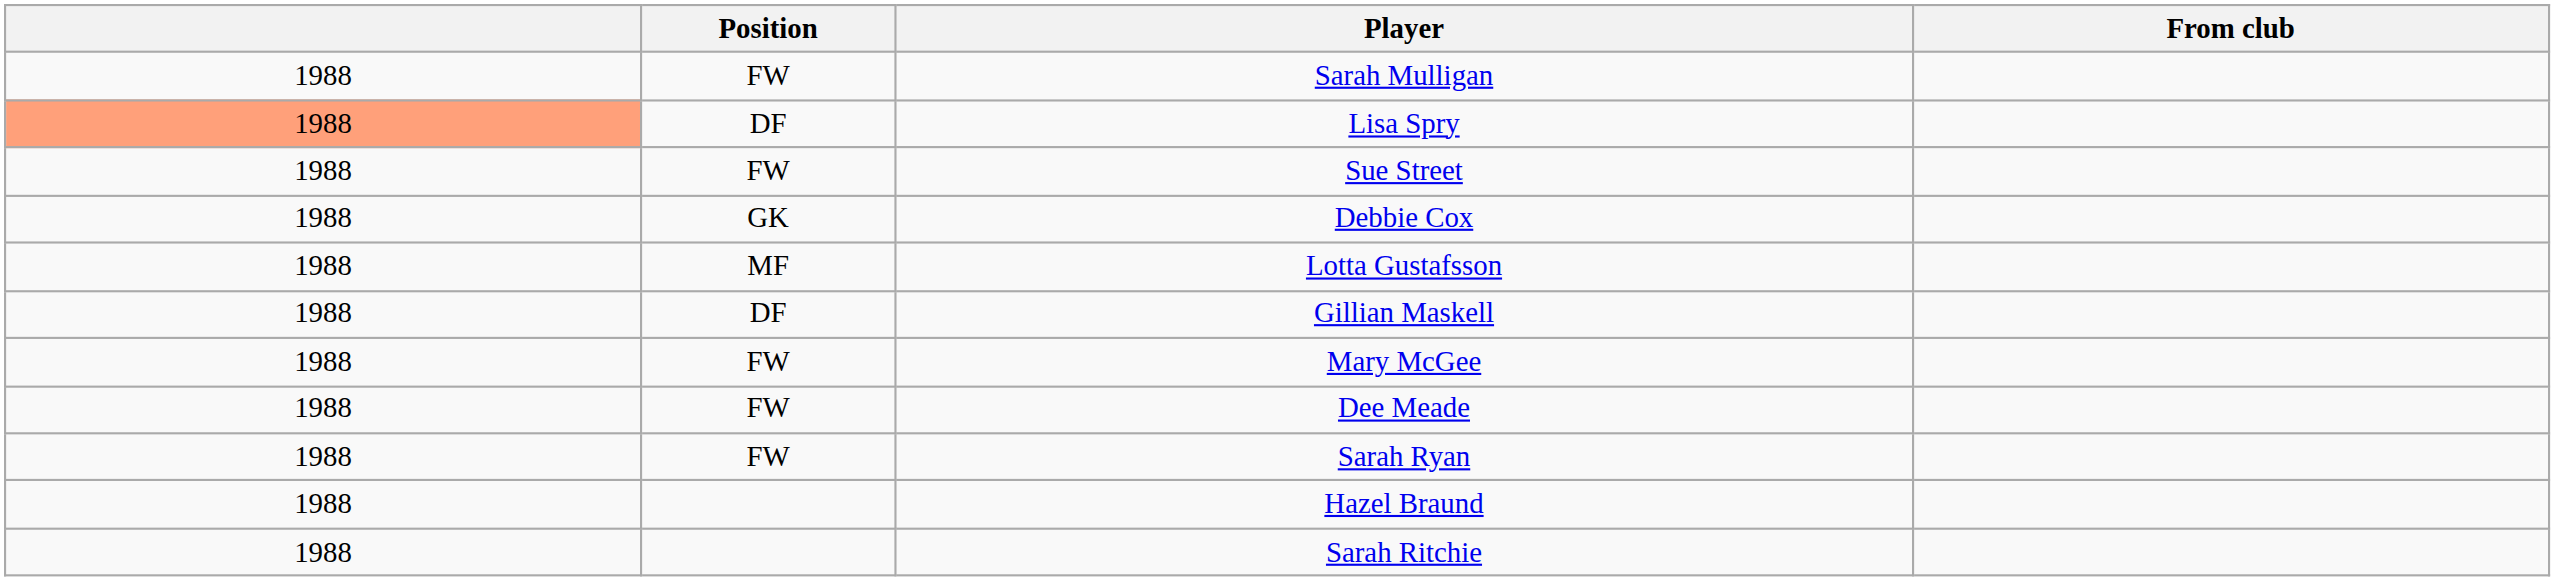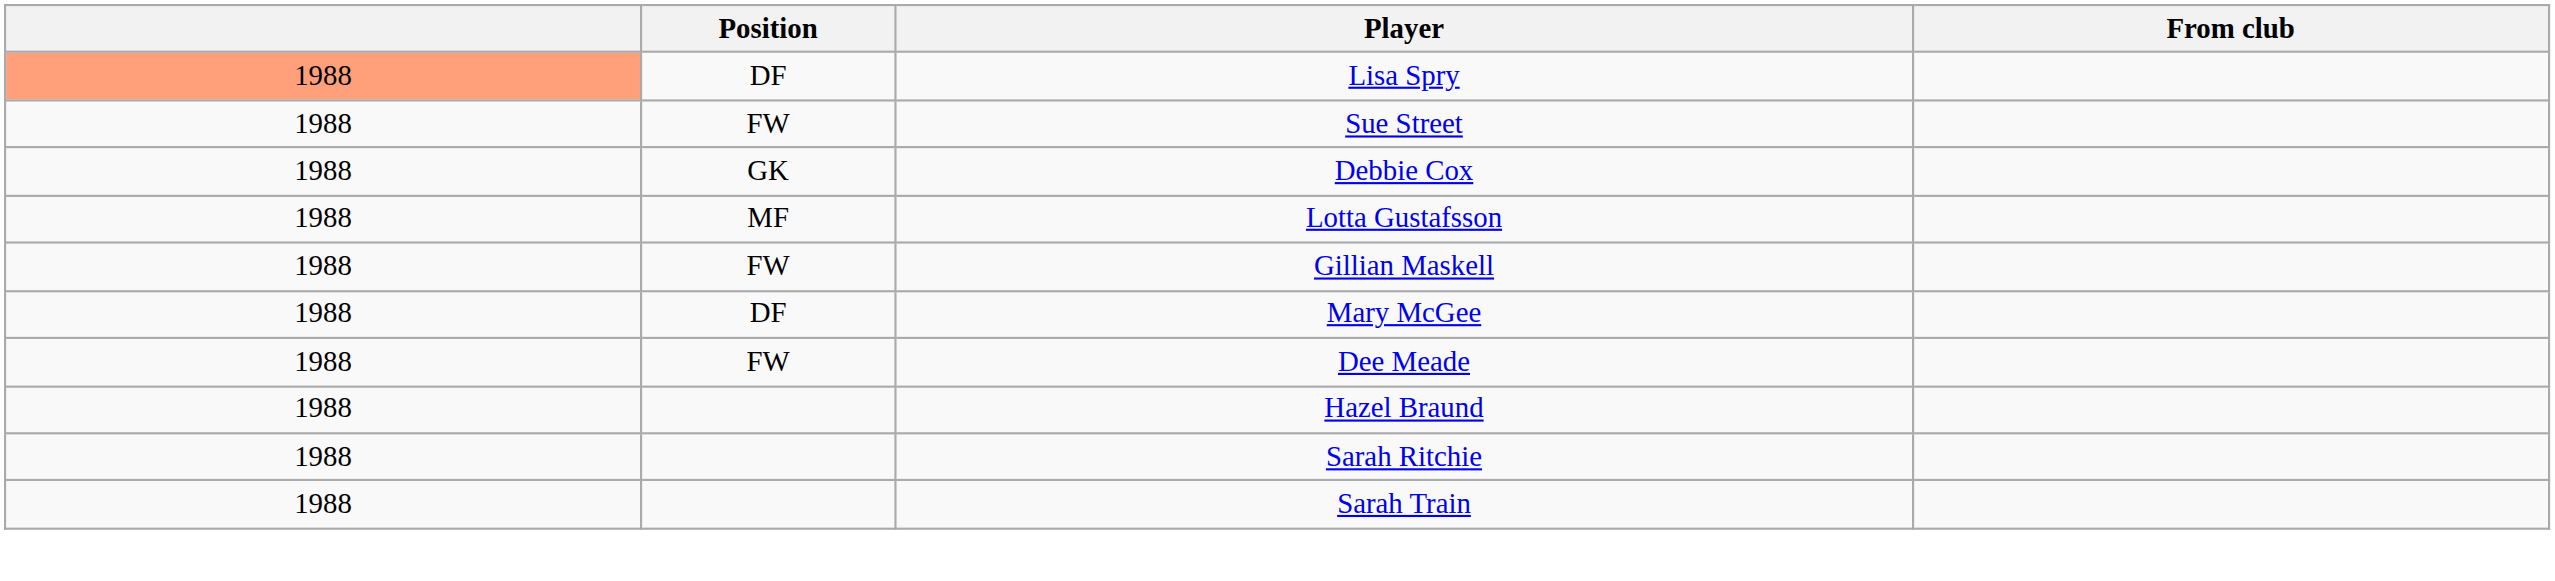- row: (1404, 75)
(768, 313) DF -> (768, 265) FW
(768, 360) FW -> (768, 313) DF
- row: (1404, 455)
+ row: (1404, 503)
